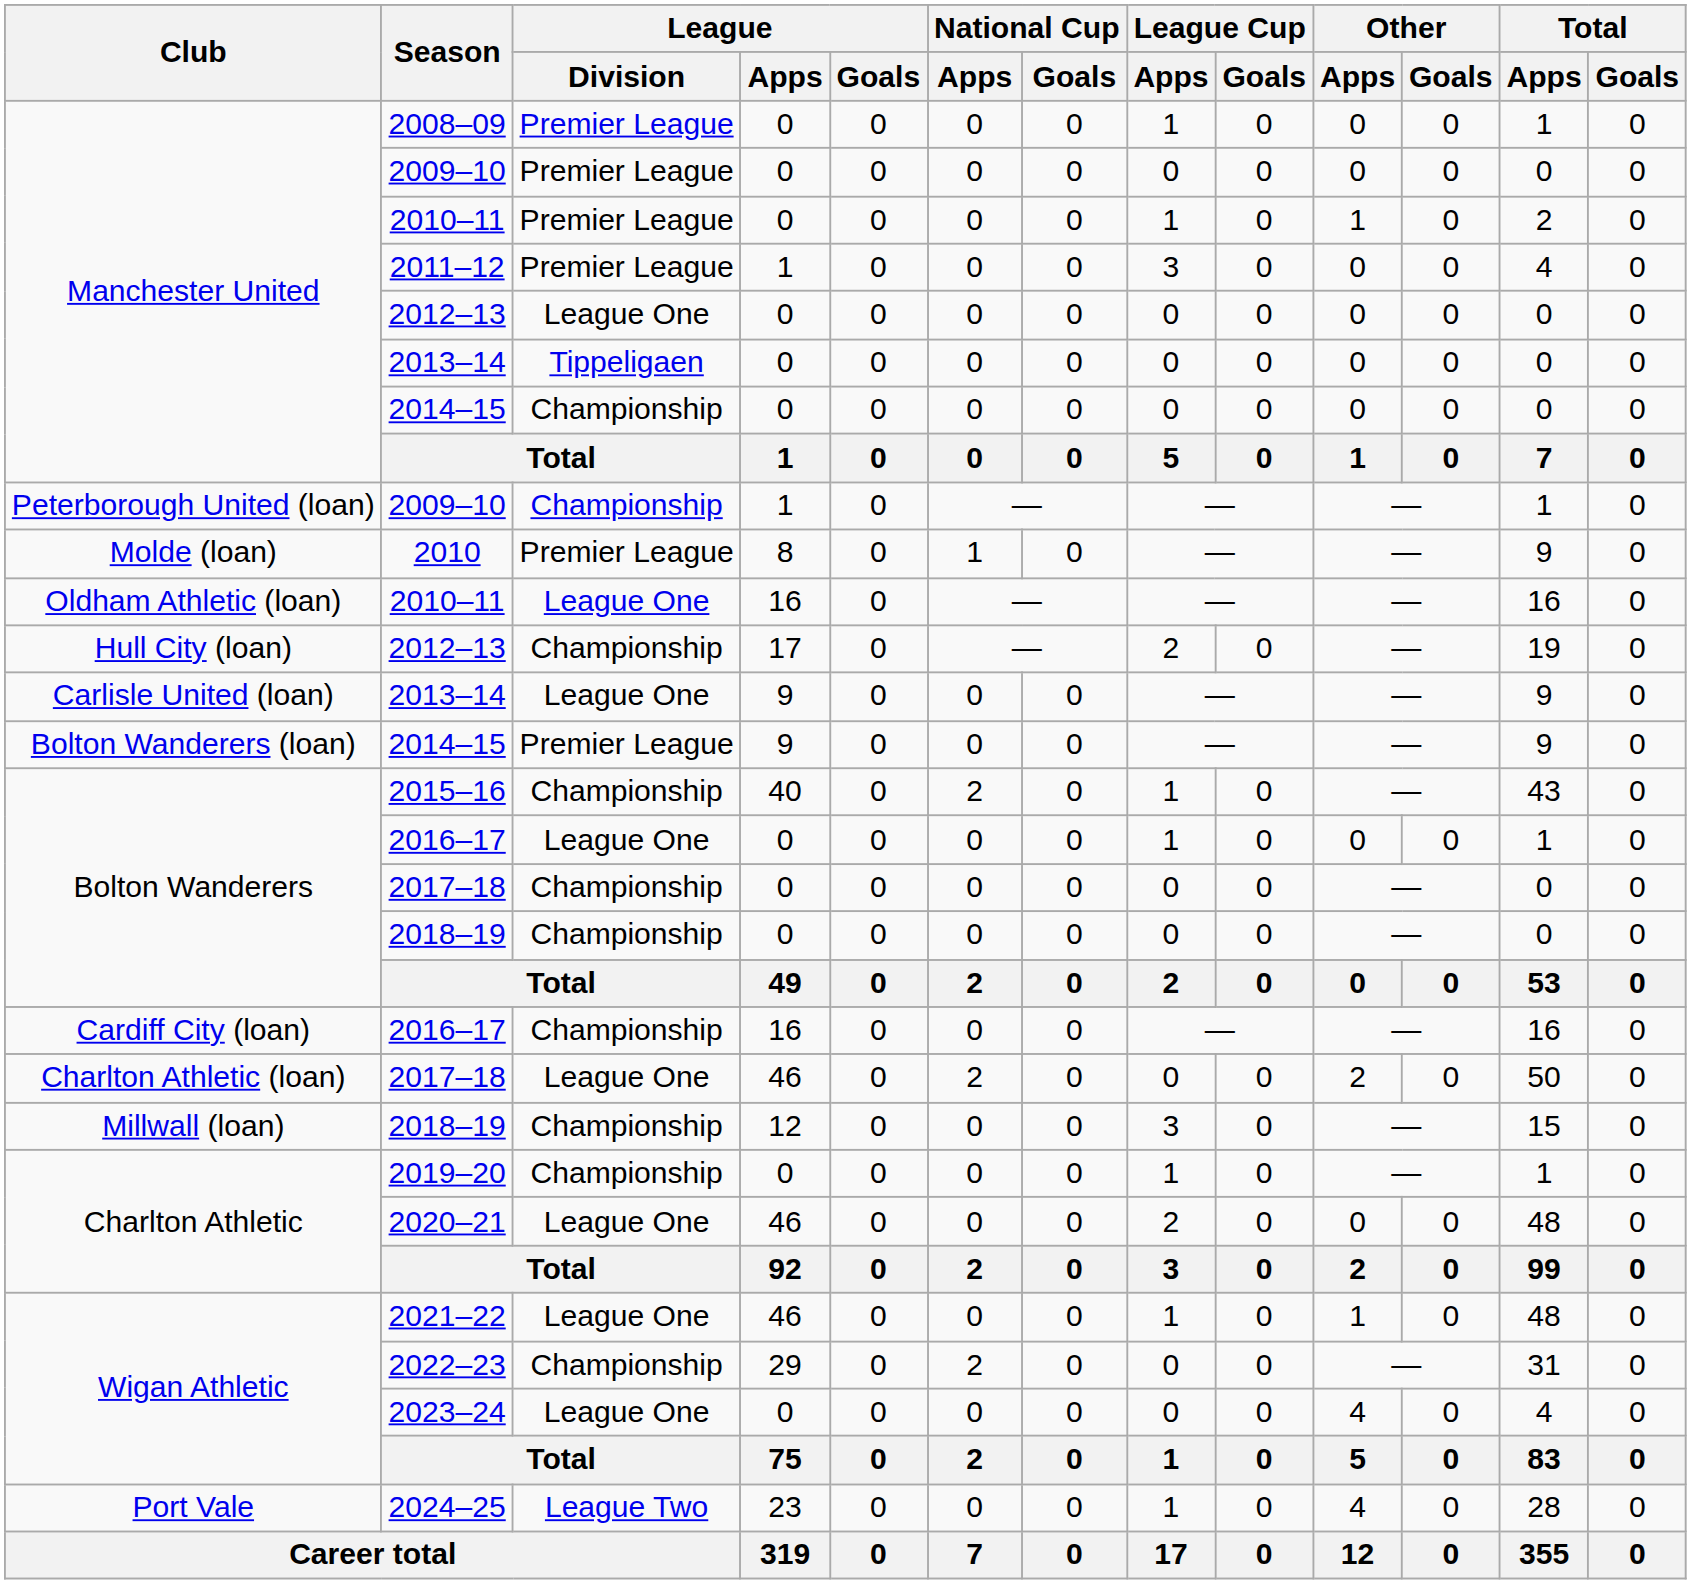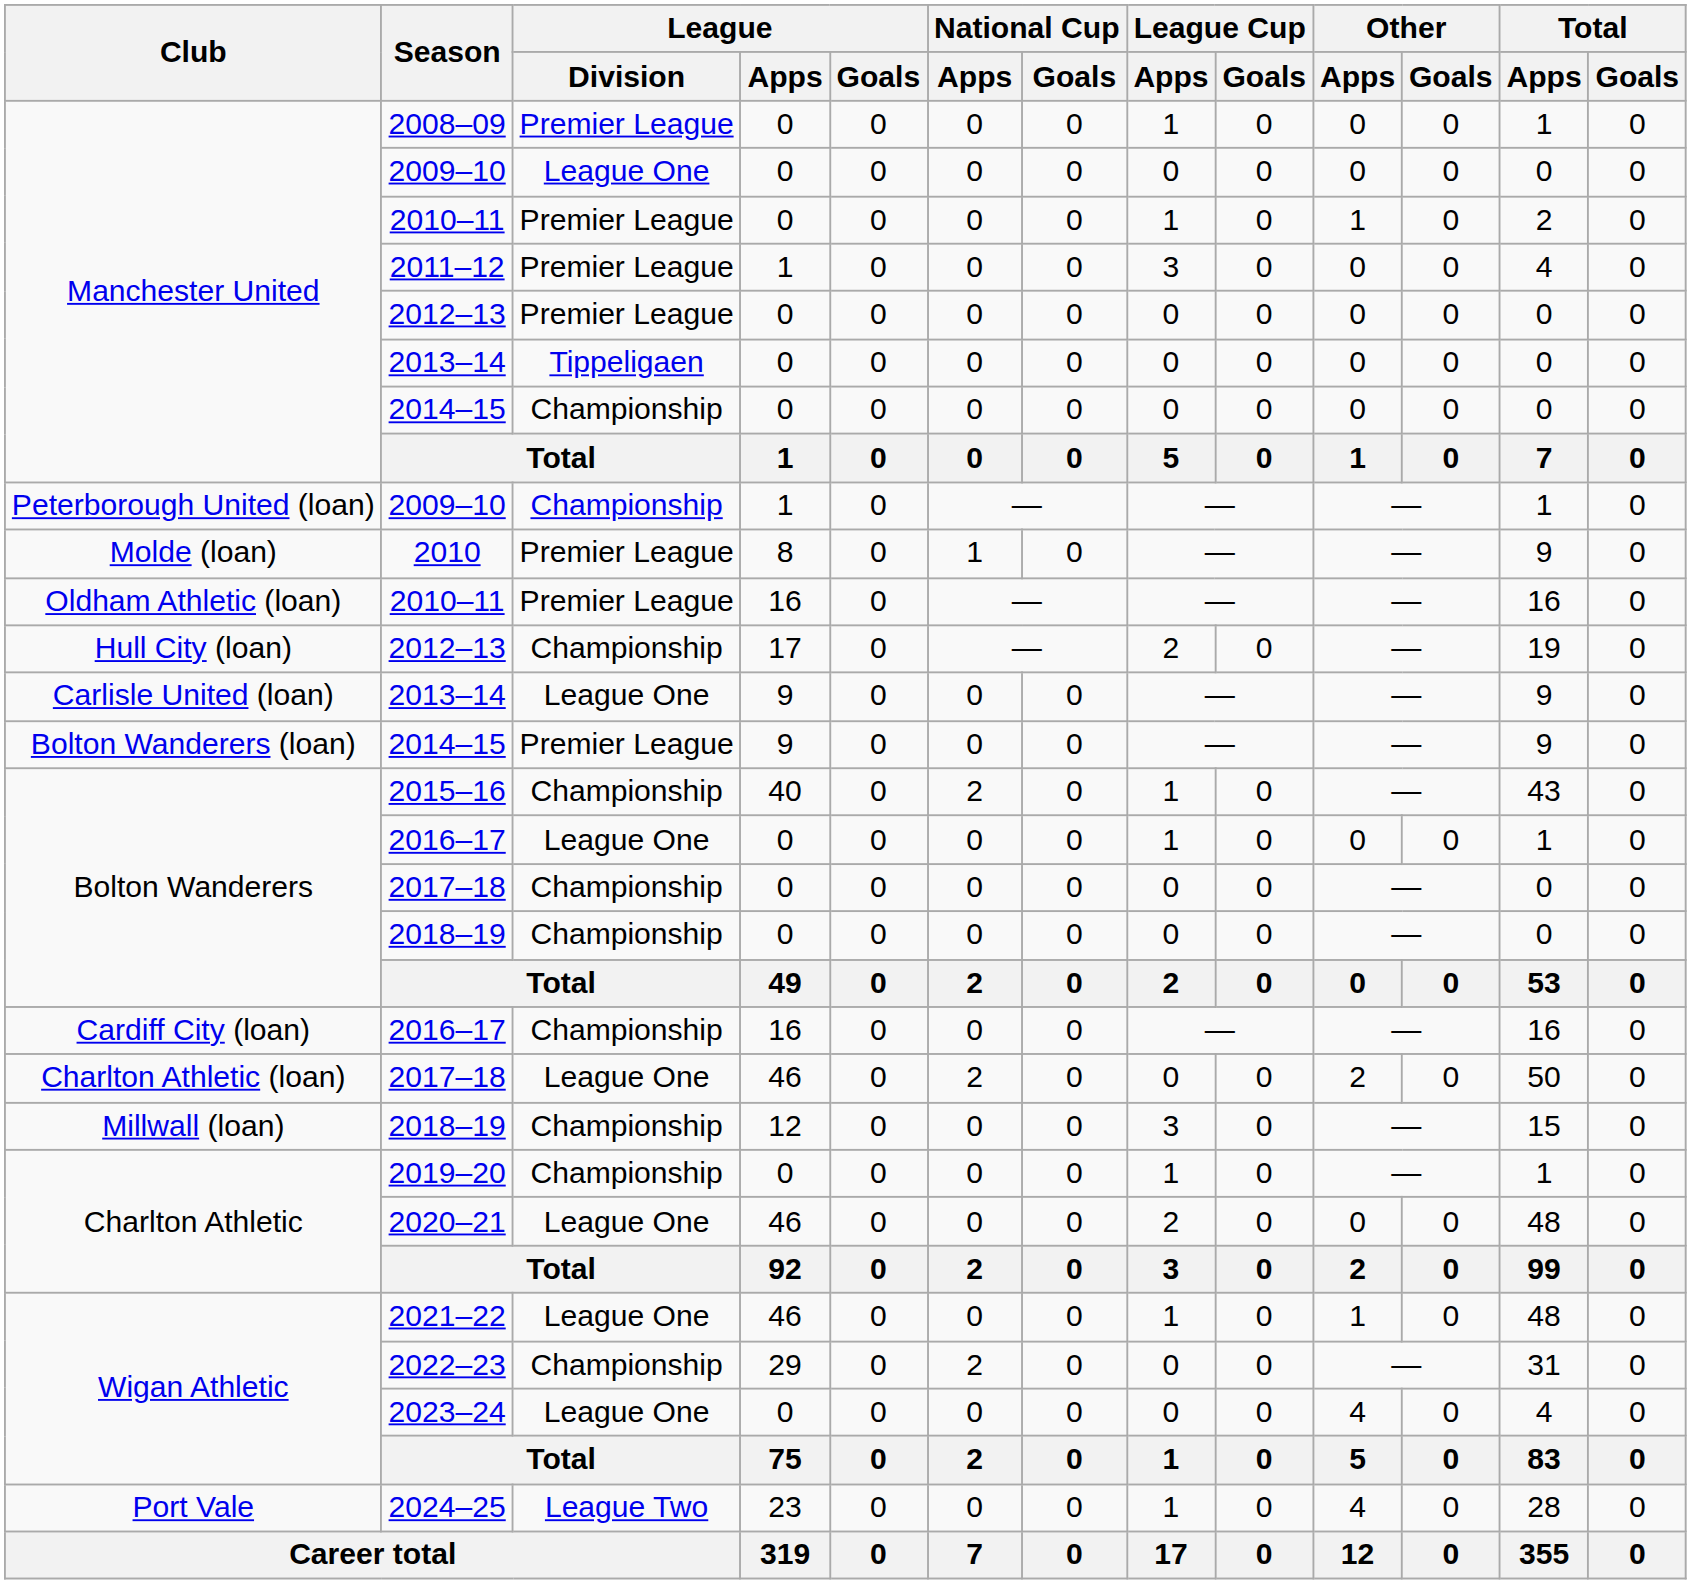(627, 171) Premier League -> (627, 171) League One
(627, 314) League One -> (627, 314) Premier League
(627, 600) League One -> (627, 600) Premier League
